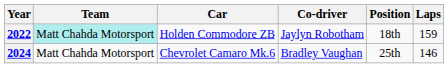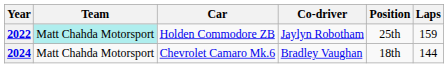(390, 34) 18th -> (390, 34) 25th
(390, 53) 25th -> (390, 53) 18th
(428, 53) 146 -> (428, 53) 144
